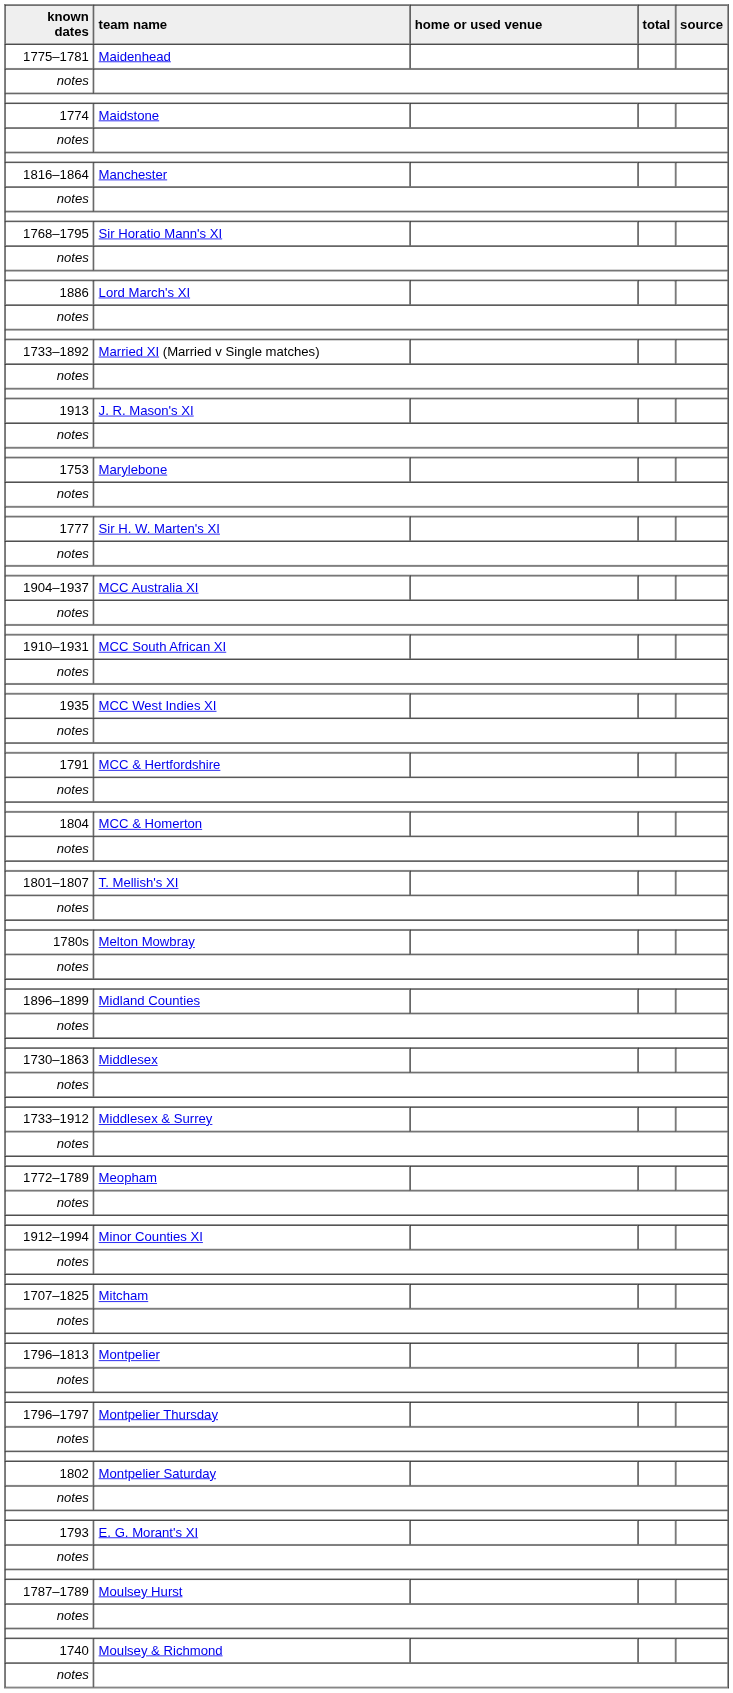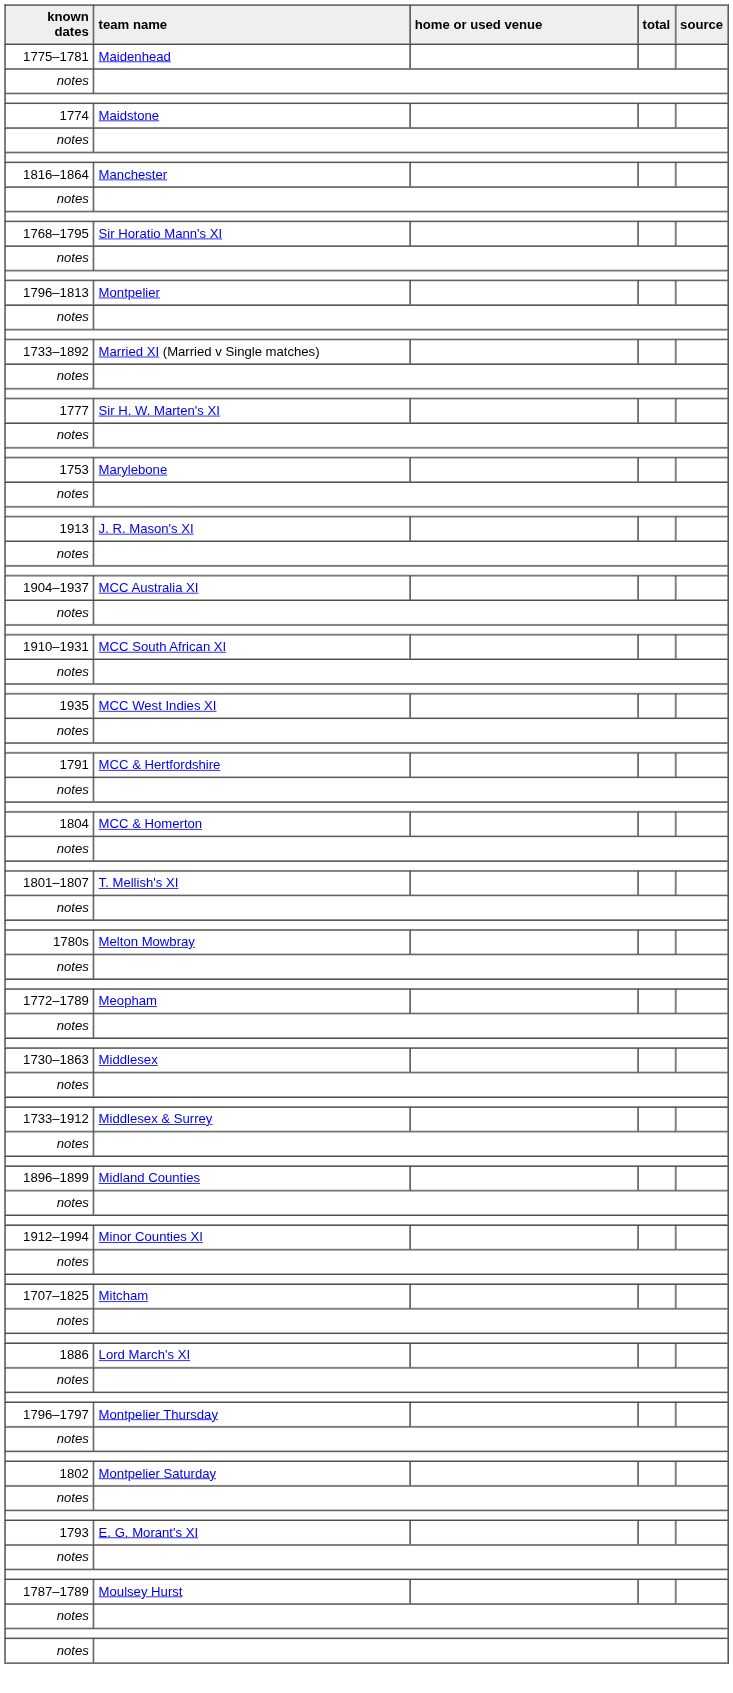rows swapped: (74, 292) <-> (56, 1355)
rows swapped: (74, 528) <-> (74, 410)
rows swapped: (56, 1178) <-> (56, 1001)
- row: (74, 1650)
